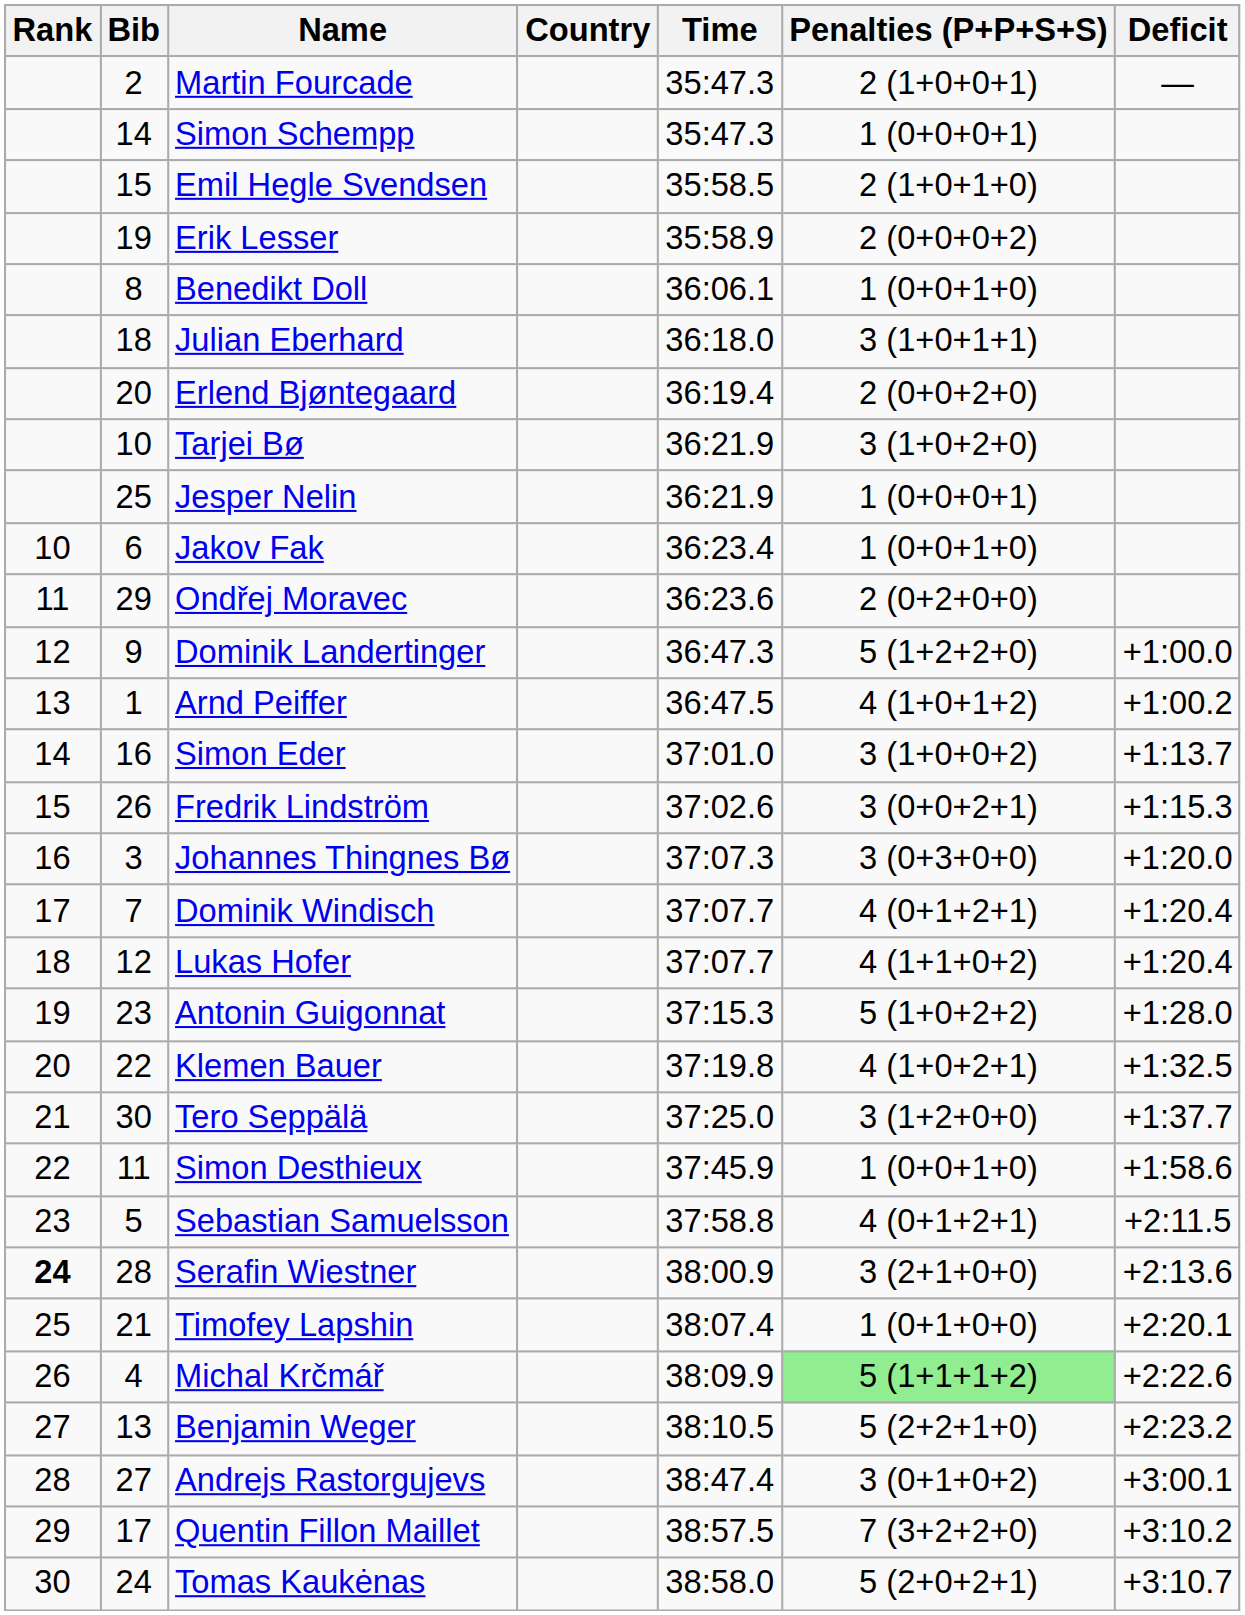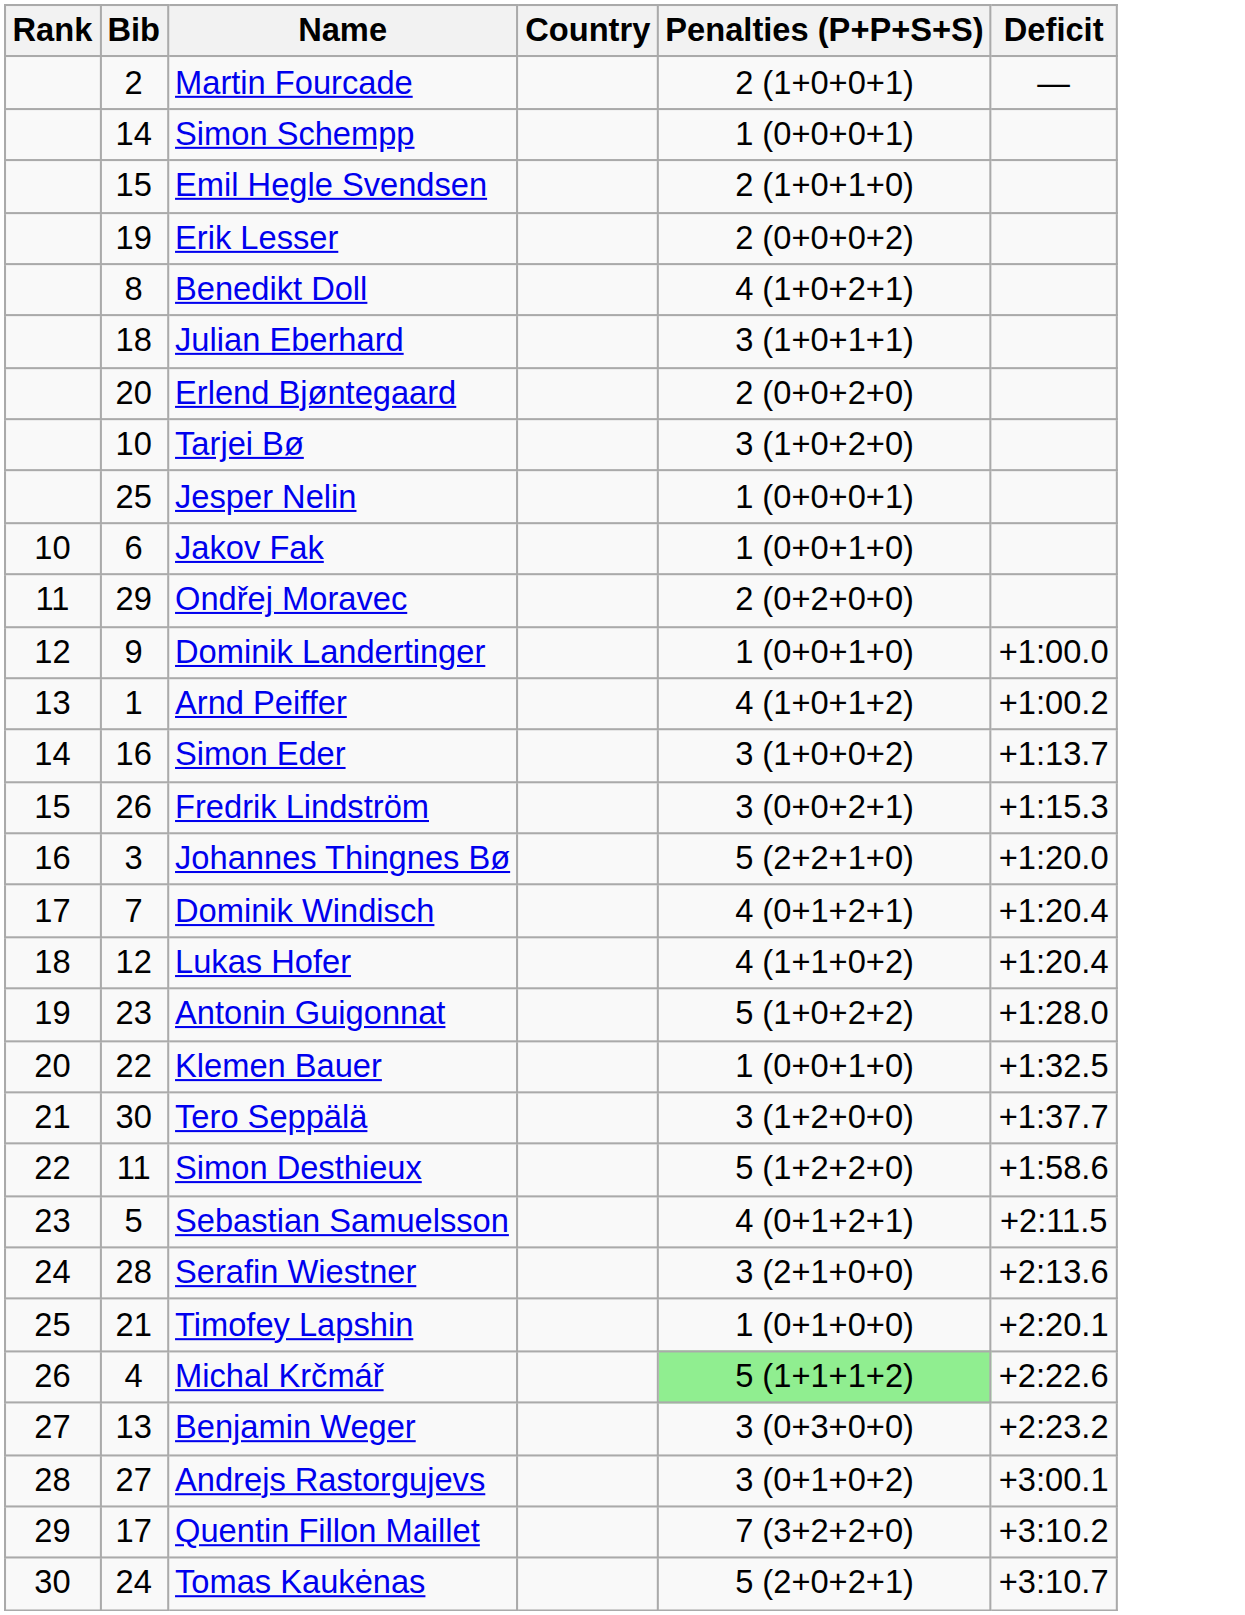- column: (720, 30)
(948, 289) 1 (0+0+1+0) -> (825, 289) 4 (1+0+2+1)
(948, 651) 5 (1+2+2+0) -> (825, 651) 1 (0+0+1+0)
(948, 858) 3 (0+3+0+0) -> (825, 858) 5 (2+2+1+0)
(948, 1065) 4 (1+0+2+1) -> (825, 1065) 1 (0+0+1+0)
(948, 1169) 1 (0+0+1+0) -> (825, 1169) 5 (1+2+2+0)
(52, 1272) bold -> (52, 1272) normal
(948, 1428) 5 (2+2+1+0) -> (825, 1428) 3 (0+3+0+0)
